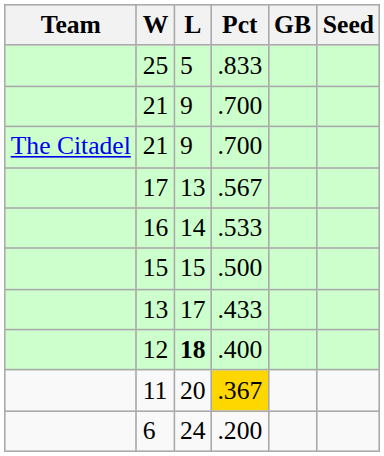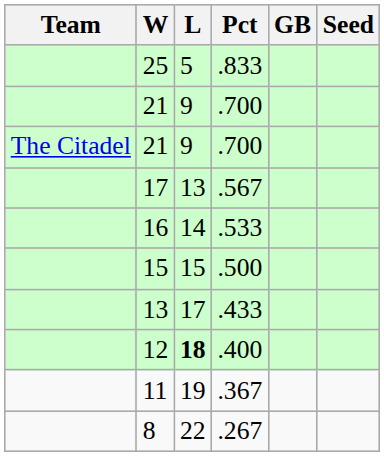(193, 390) 20 -> (193, 390) 19
(240, 390) gold background -> (240, 390) no background
+ row: (71, 431)
- row: (71, 431)
